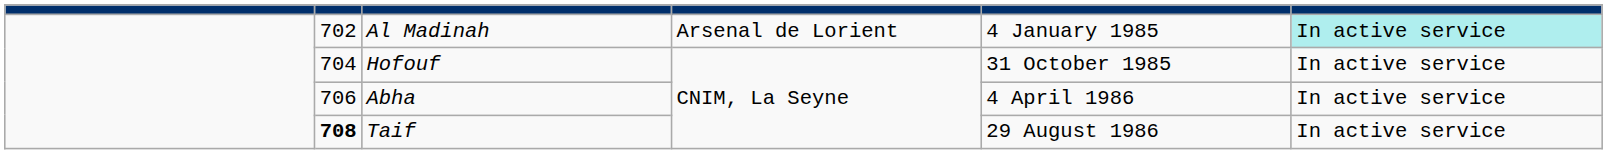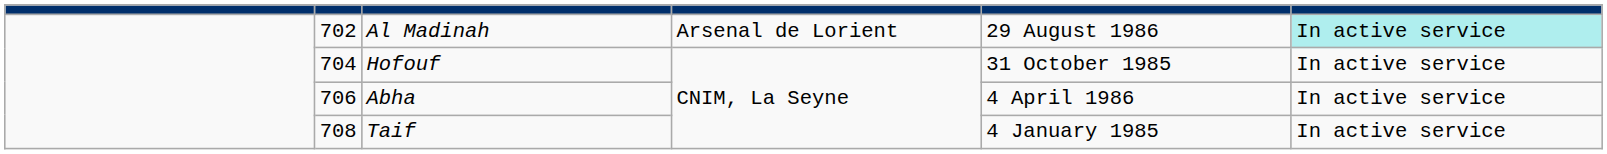(1073, 31) 4 January 1985 -> (1073, 31) 29 August 1986
(338, 132) bold -> (338, 132) normal
(1073, 132) 29 August 1986 -> (1073, 132) 4 January 1985
